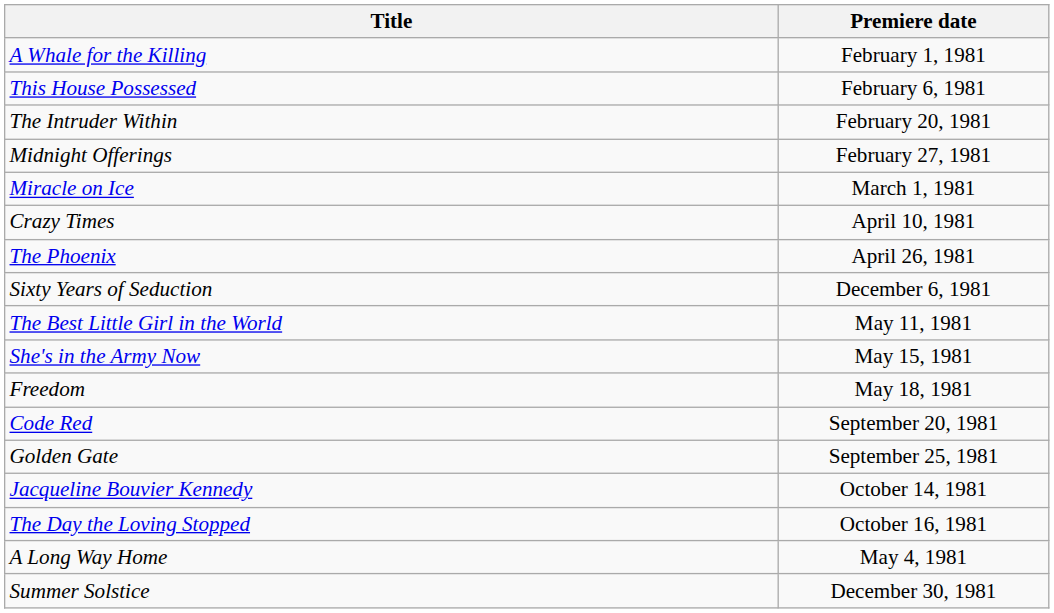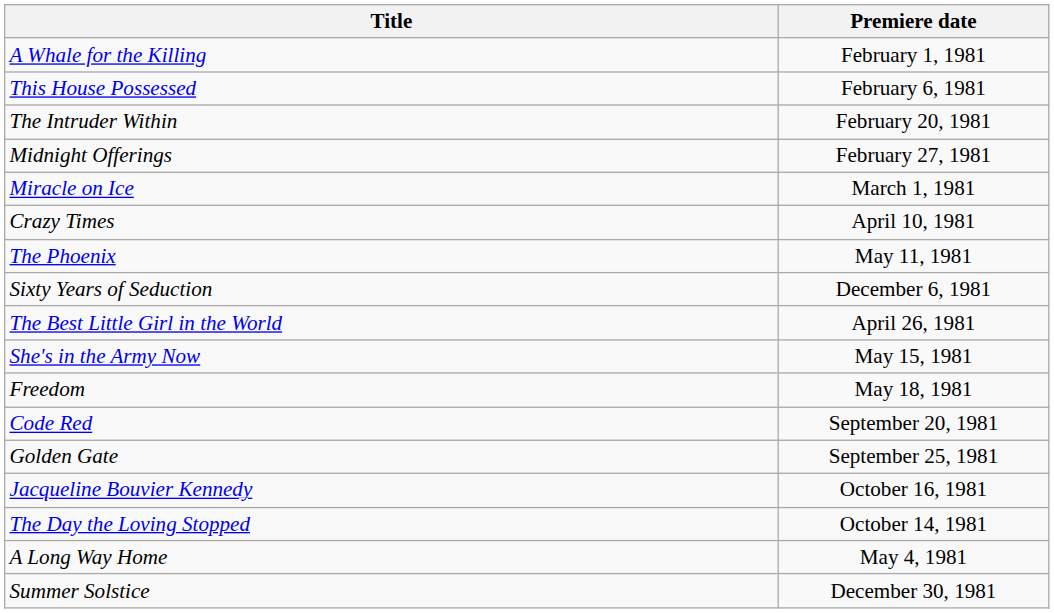(913, 255) April 26, 1981 -> (913, 255) May 11, 1981
(913, 322) May 11, 1981 -> (913, 322) April 26, 1981
(913, 490) October 14, 1981 -> (913, 490) October 16, 1981
(913, 523) October 16, 1981 -> (913, 523) October 14, 1981
